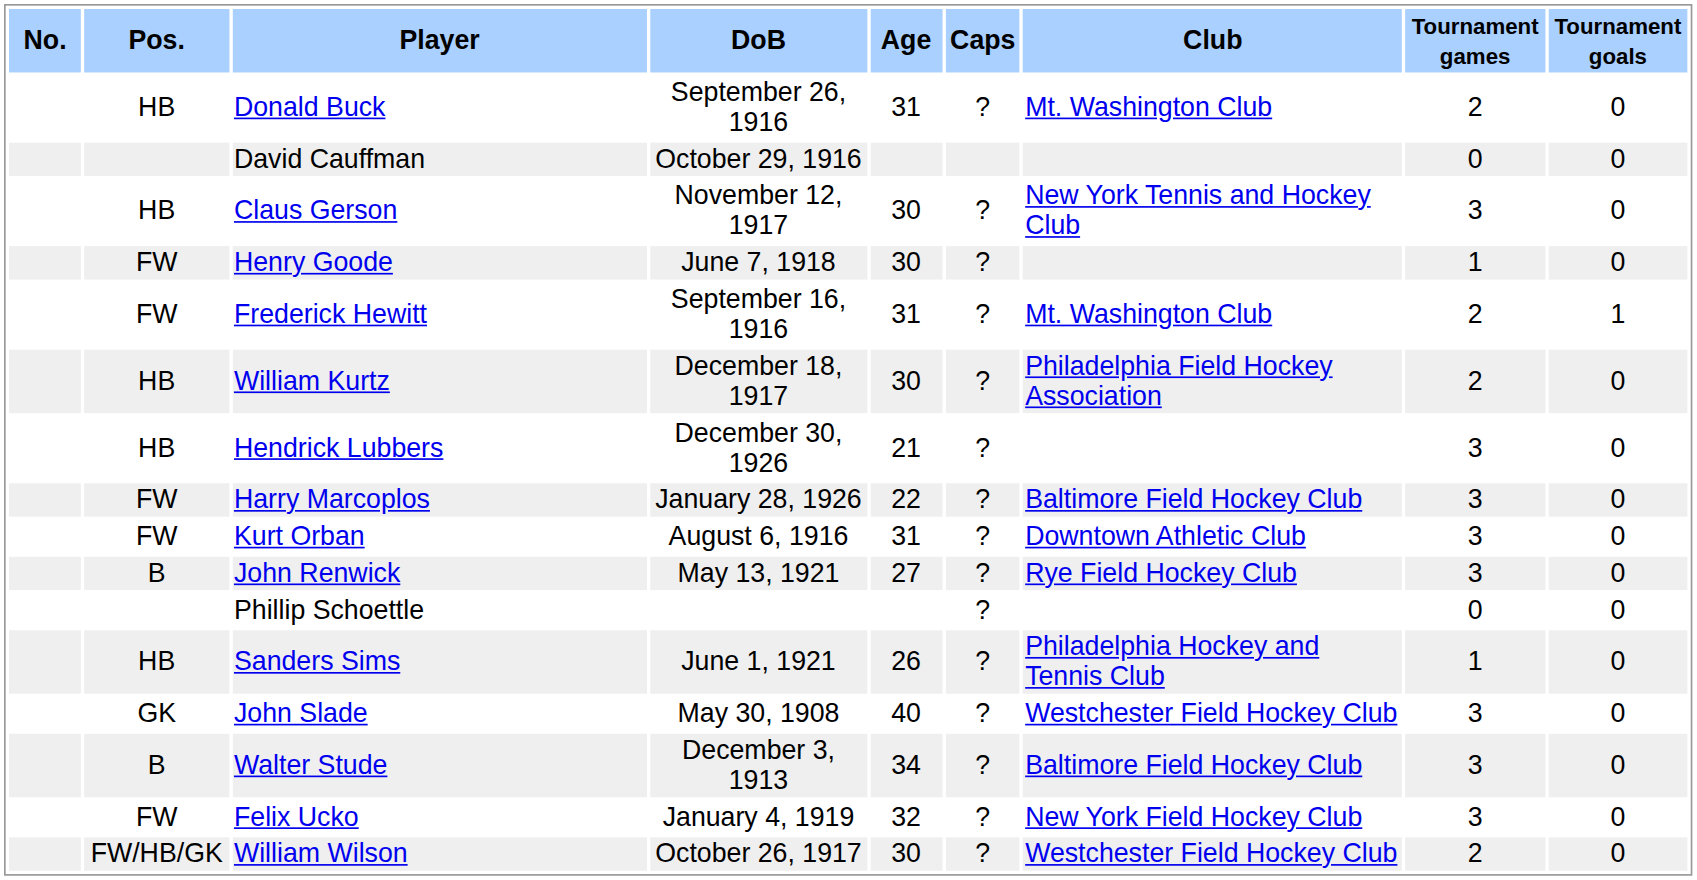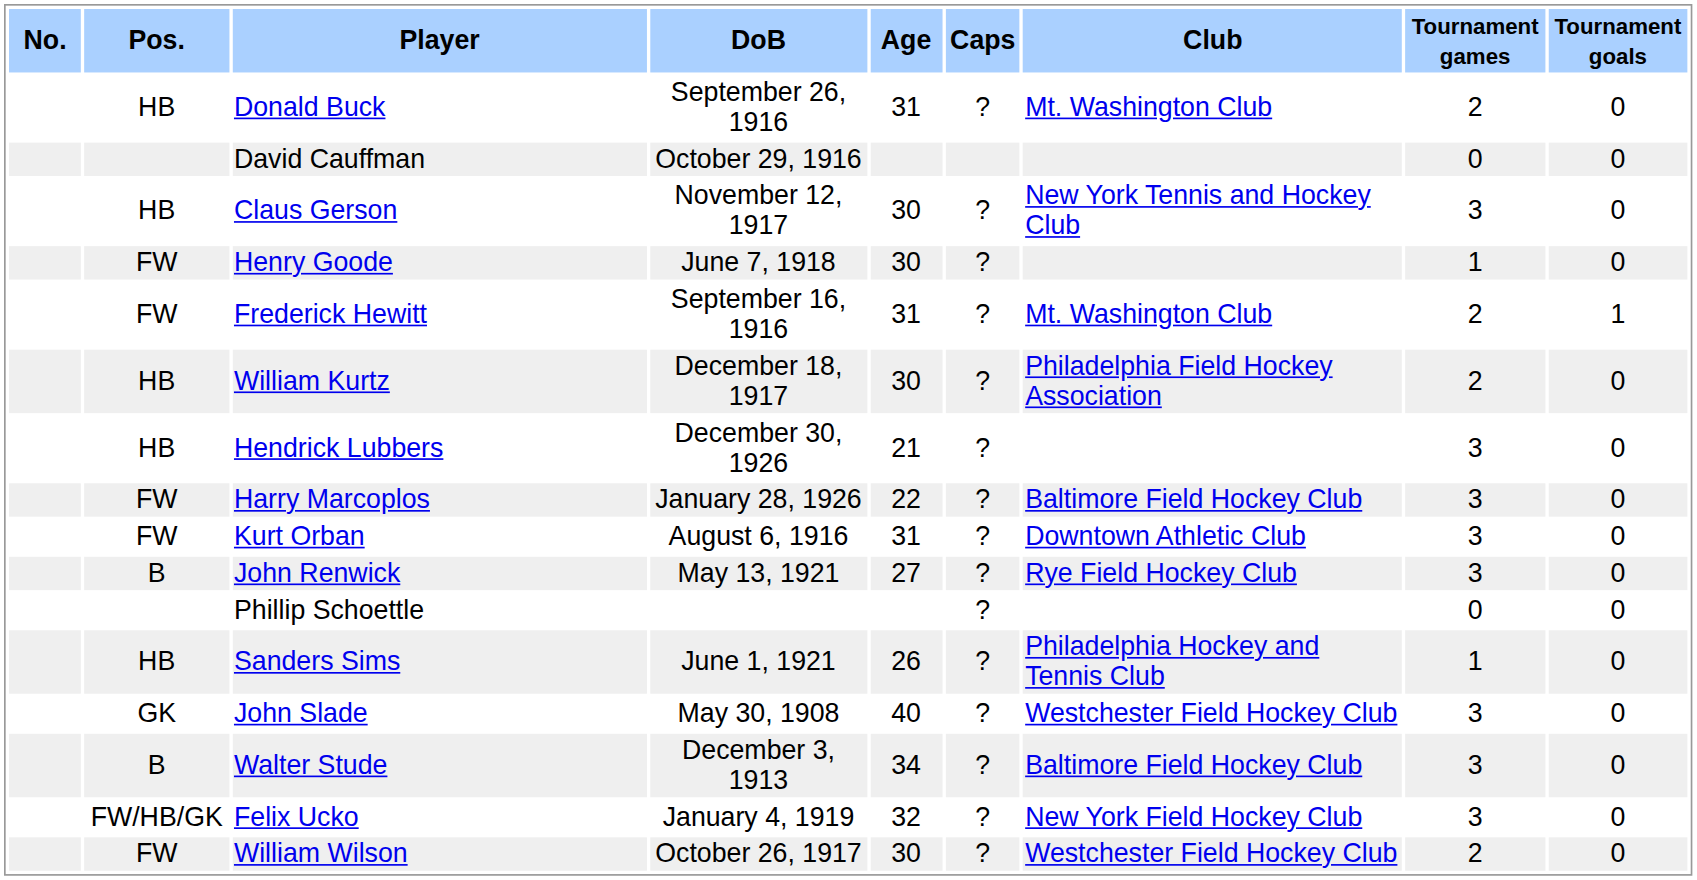(157, 816) FW -> (157, 816) FW/HB/GK
(157, 853) FW/HB/GK -> (157, 853) FW
